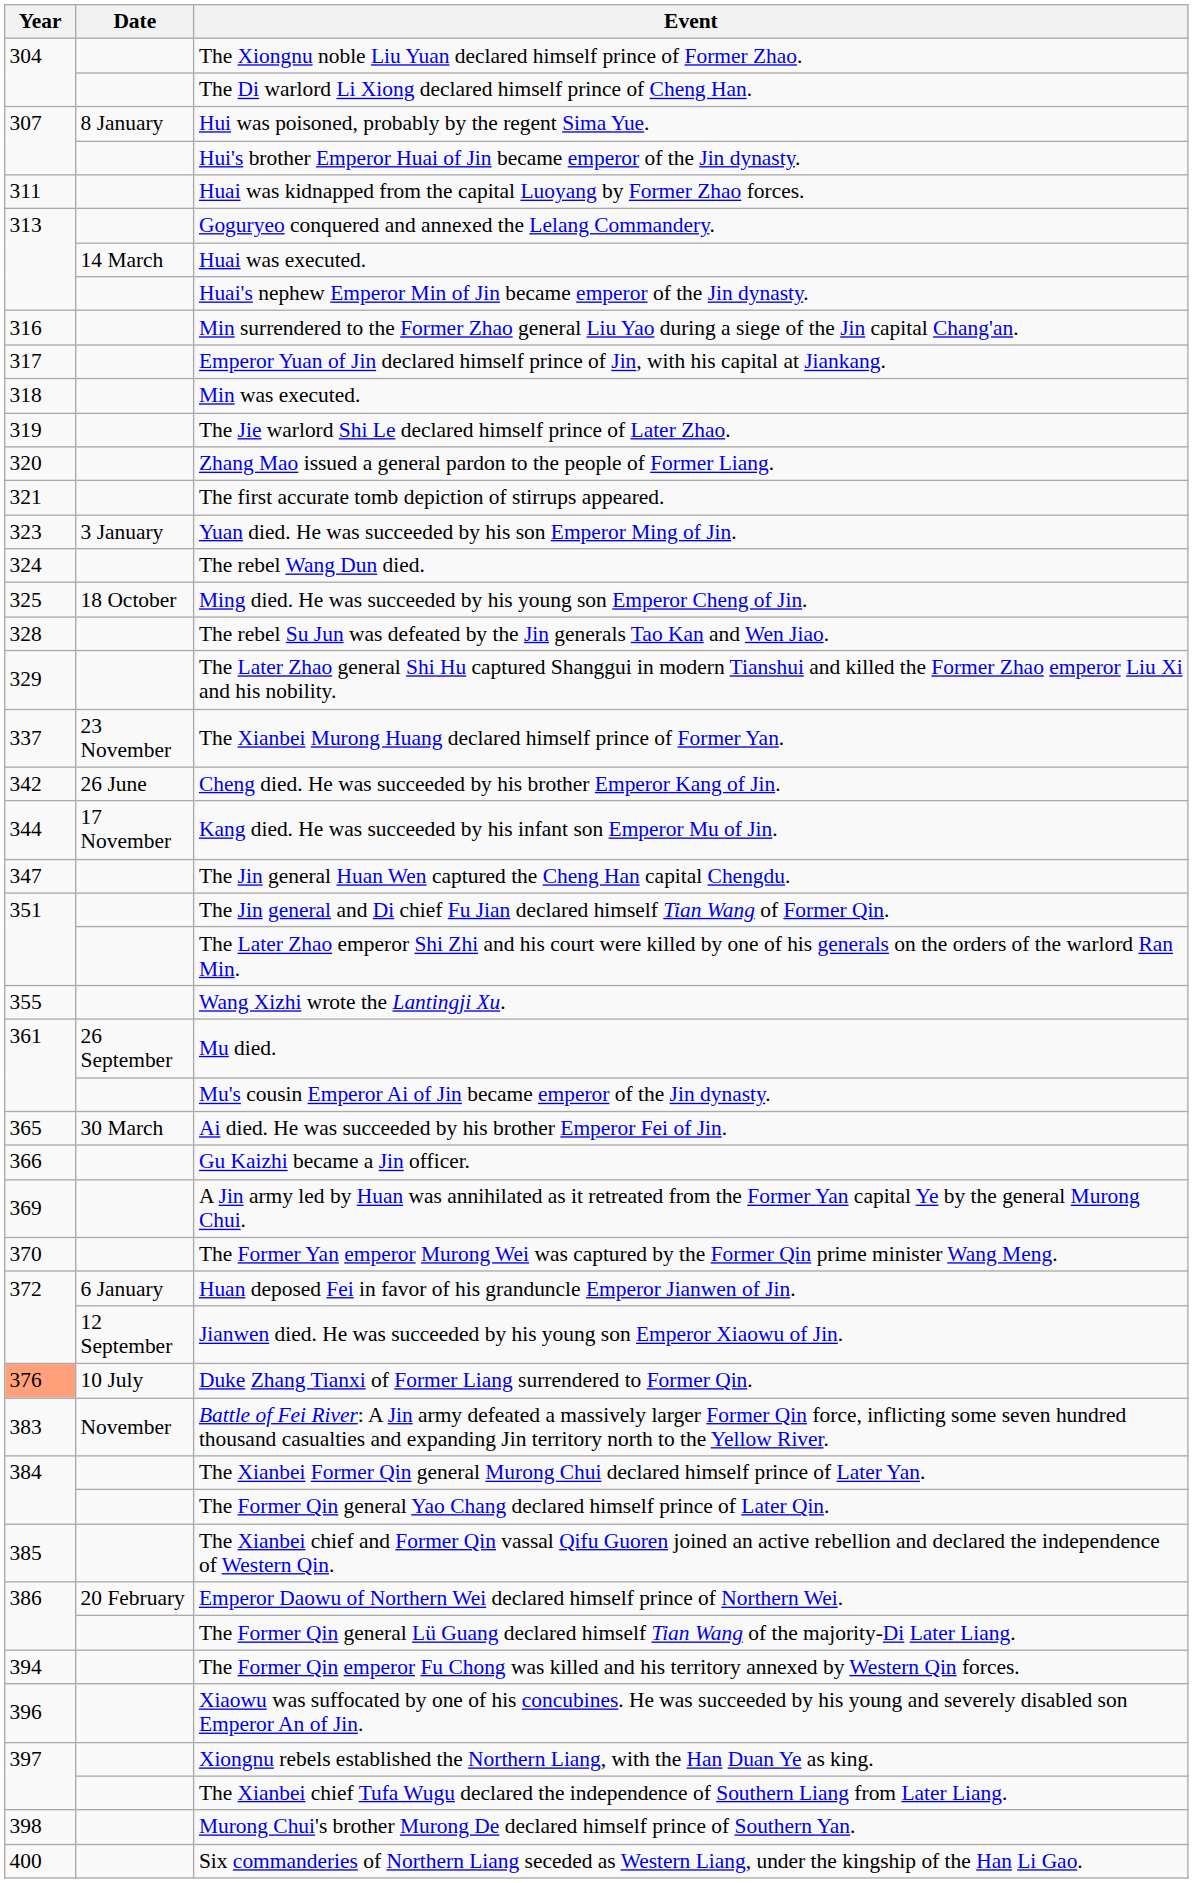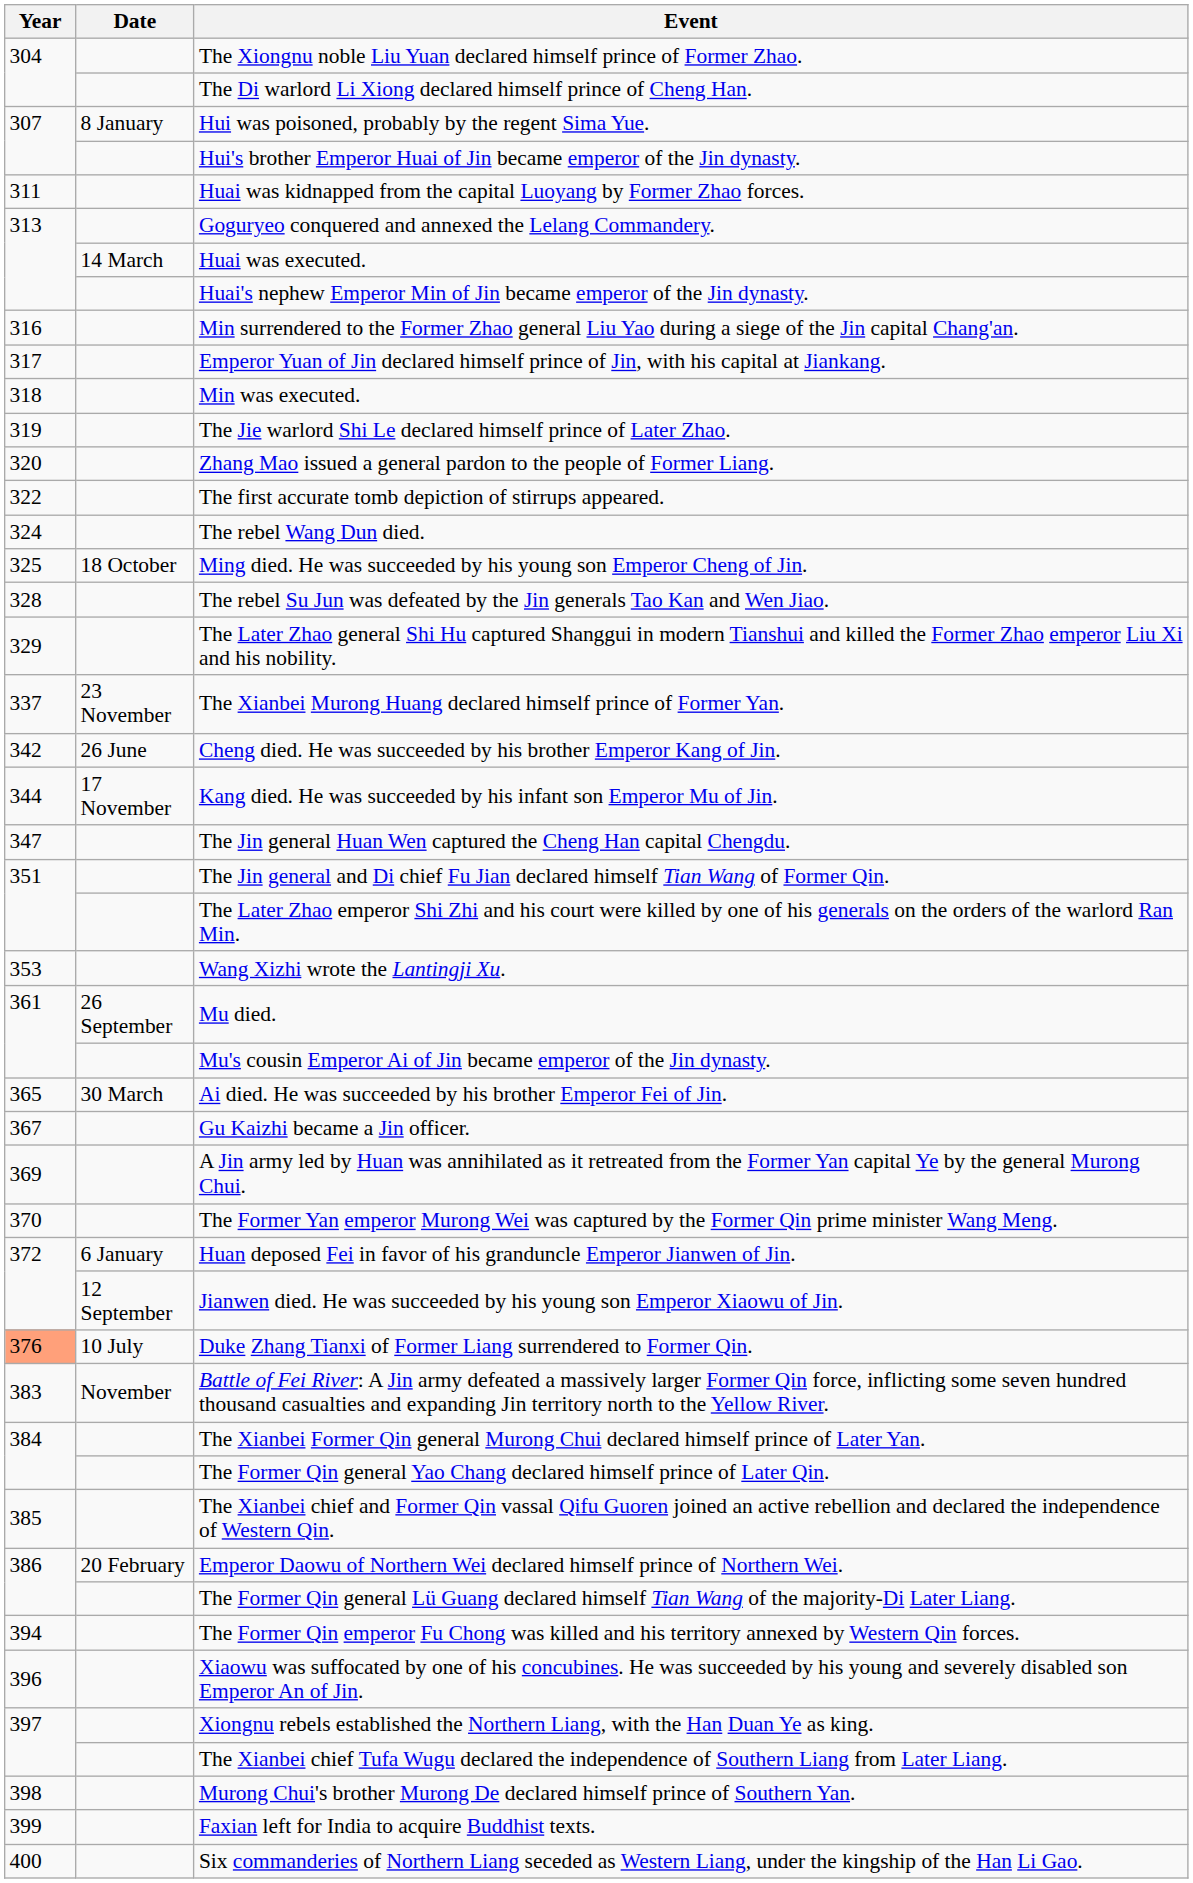(26, 497) 321 -> (26, 497) 322
- row: (468, 531)
(26, 1002) 355 -> (26, 968) 353
(26, 1162) 366 -> (26, 1128) 367
+ row: (397, 1826)
